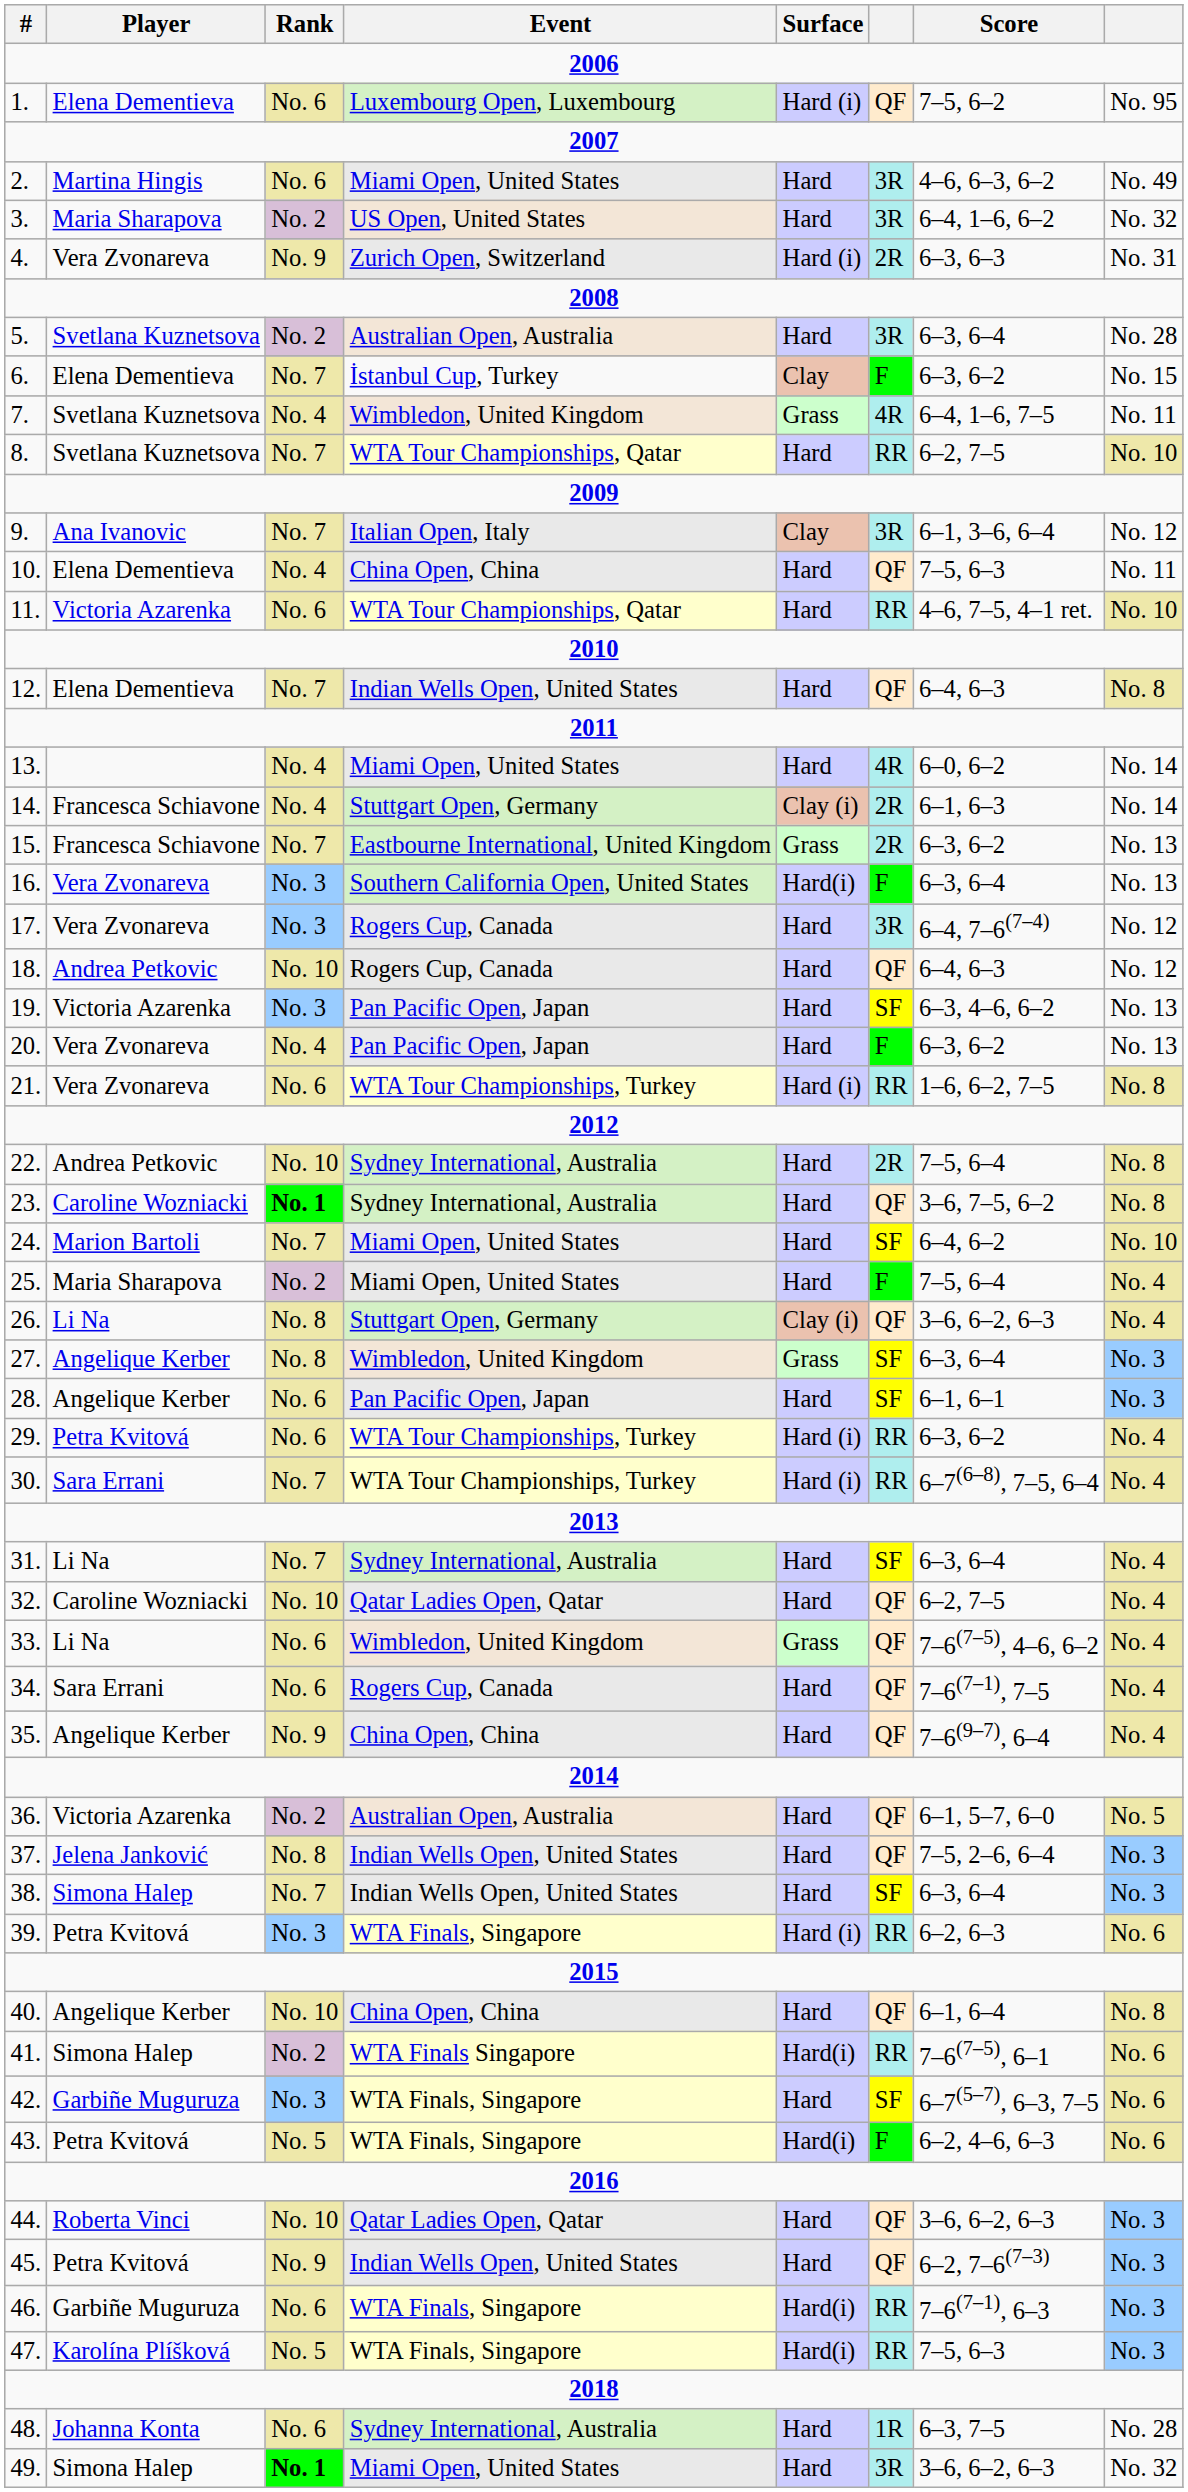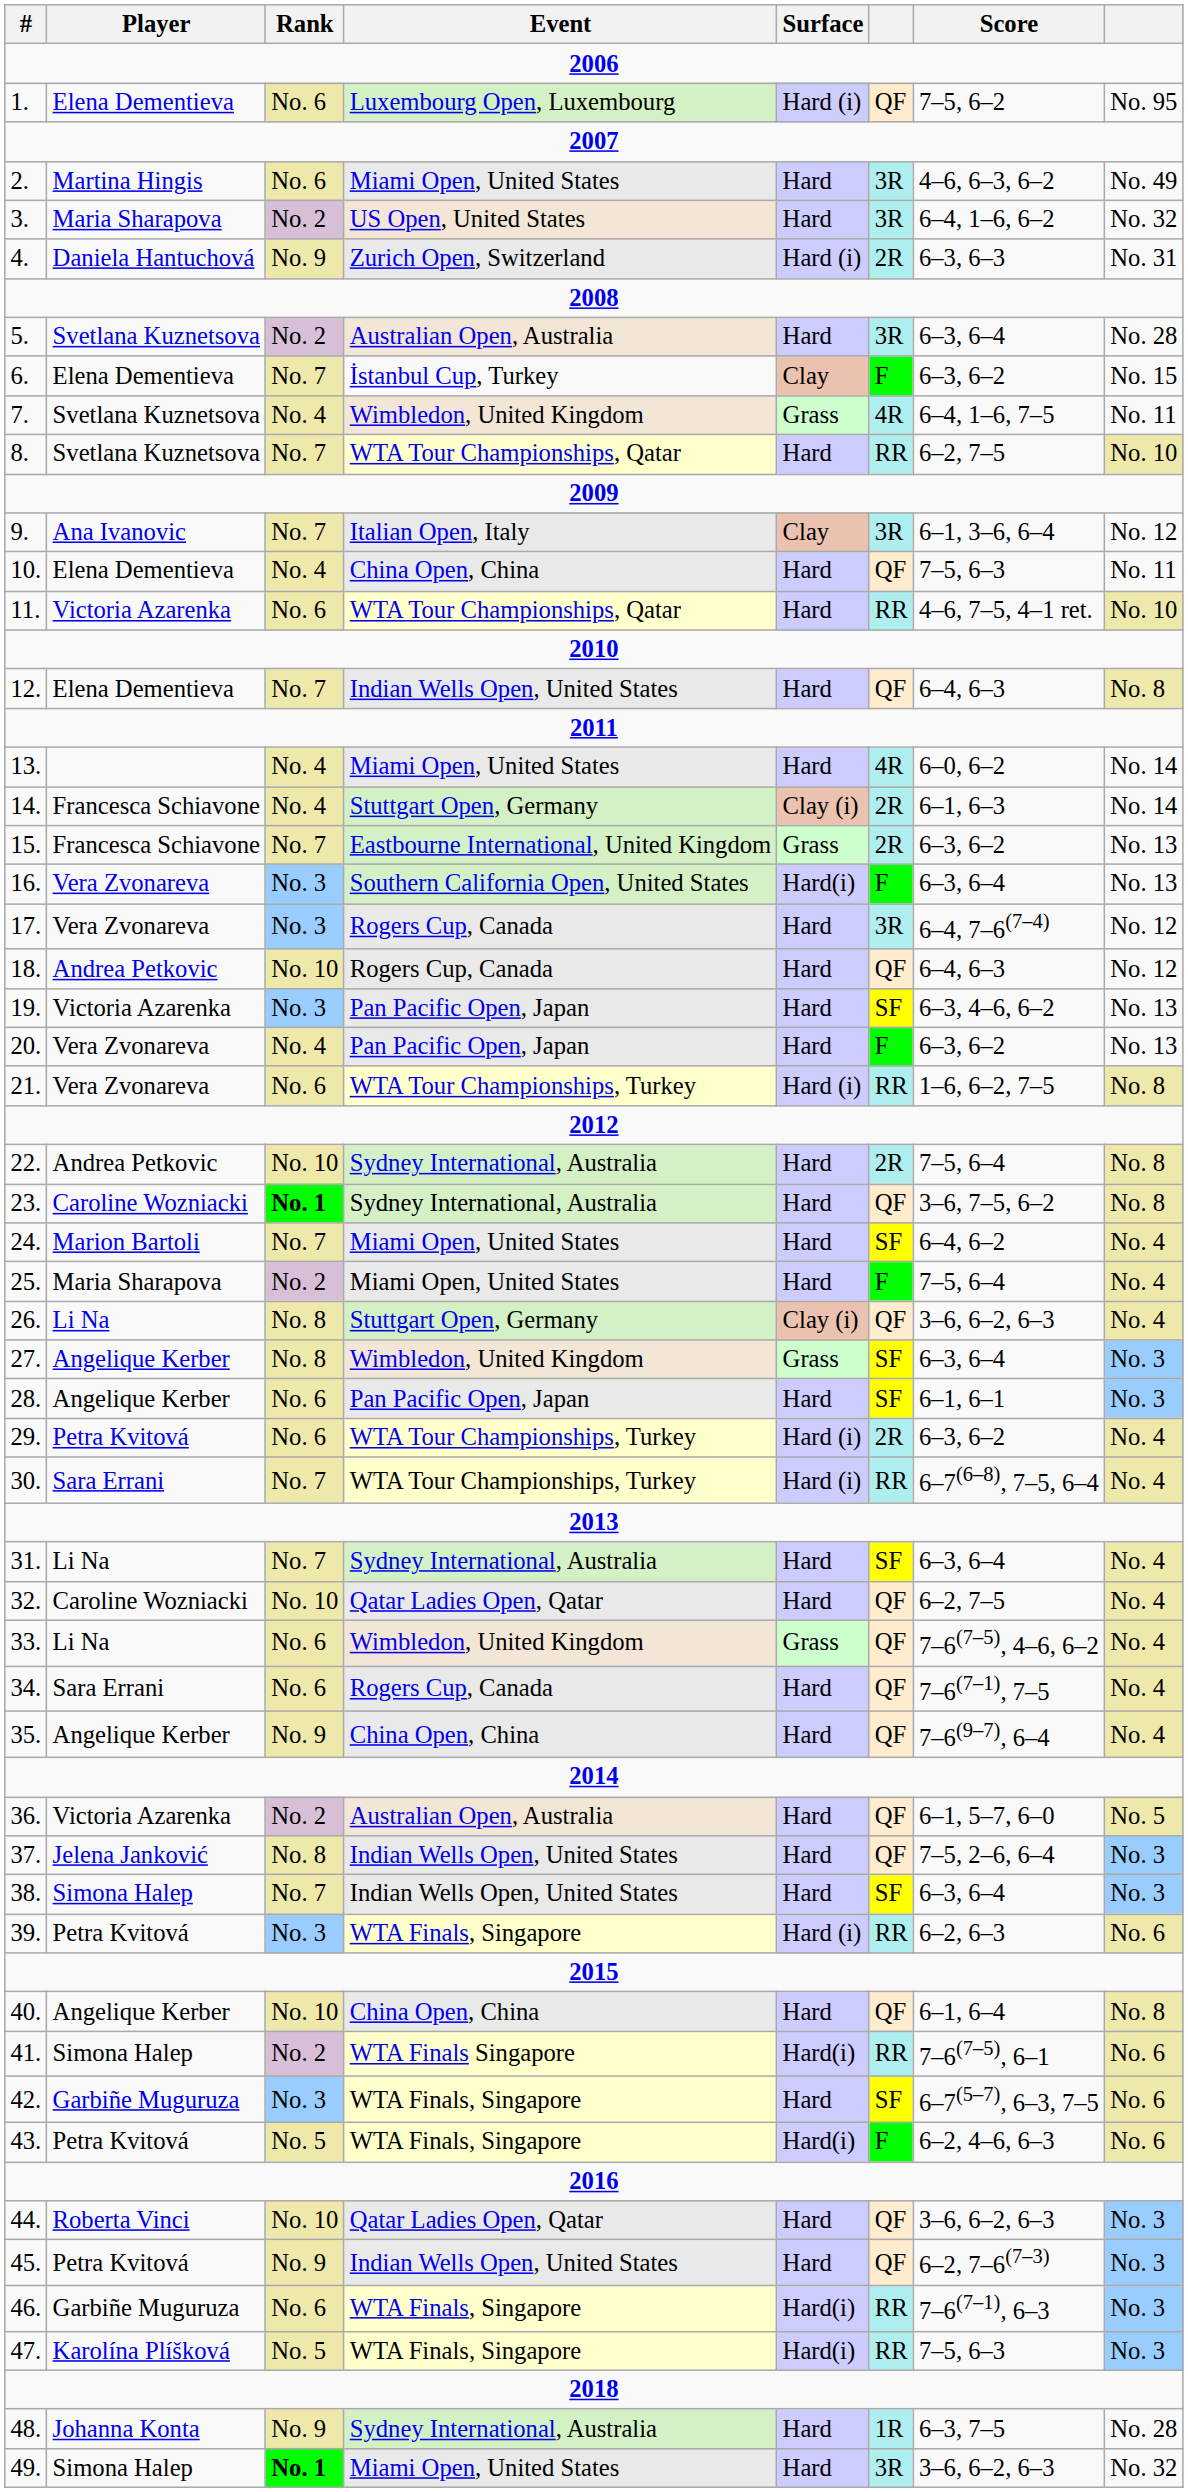(131, 258) Vera Zvonareva -> (154, 258) Daniela Hantuchová
(1144, 1242) No. 10 -> (1138, 1242) No. 4
(891, 1437) RR -> (889, 1437) 2R
(299, 2428) No. 6 -> (299, 2428) No. 9
